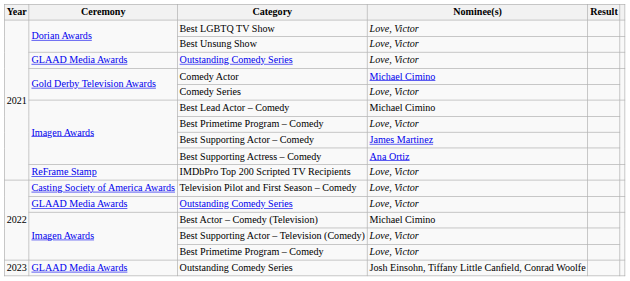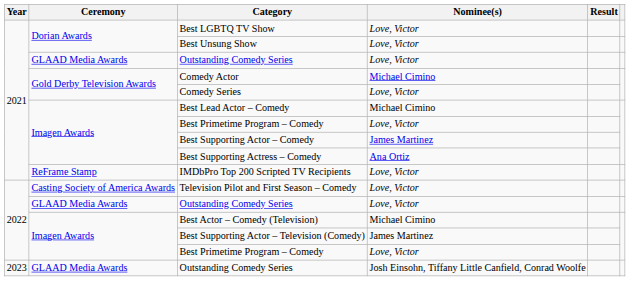(394, 236) Love, Victor -> (401, 236) James Martinez
